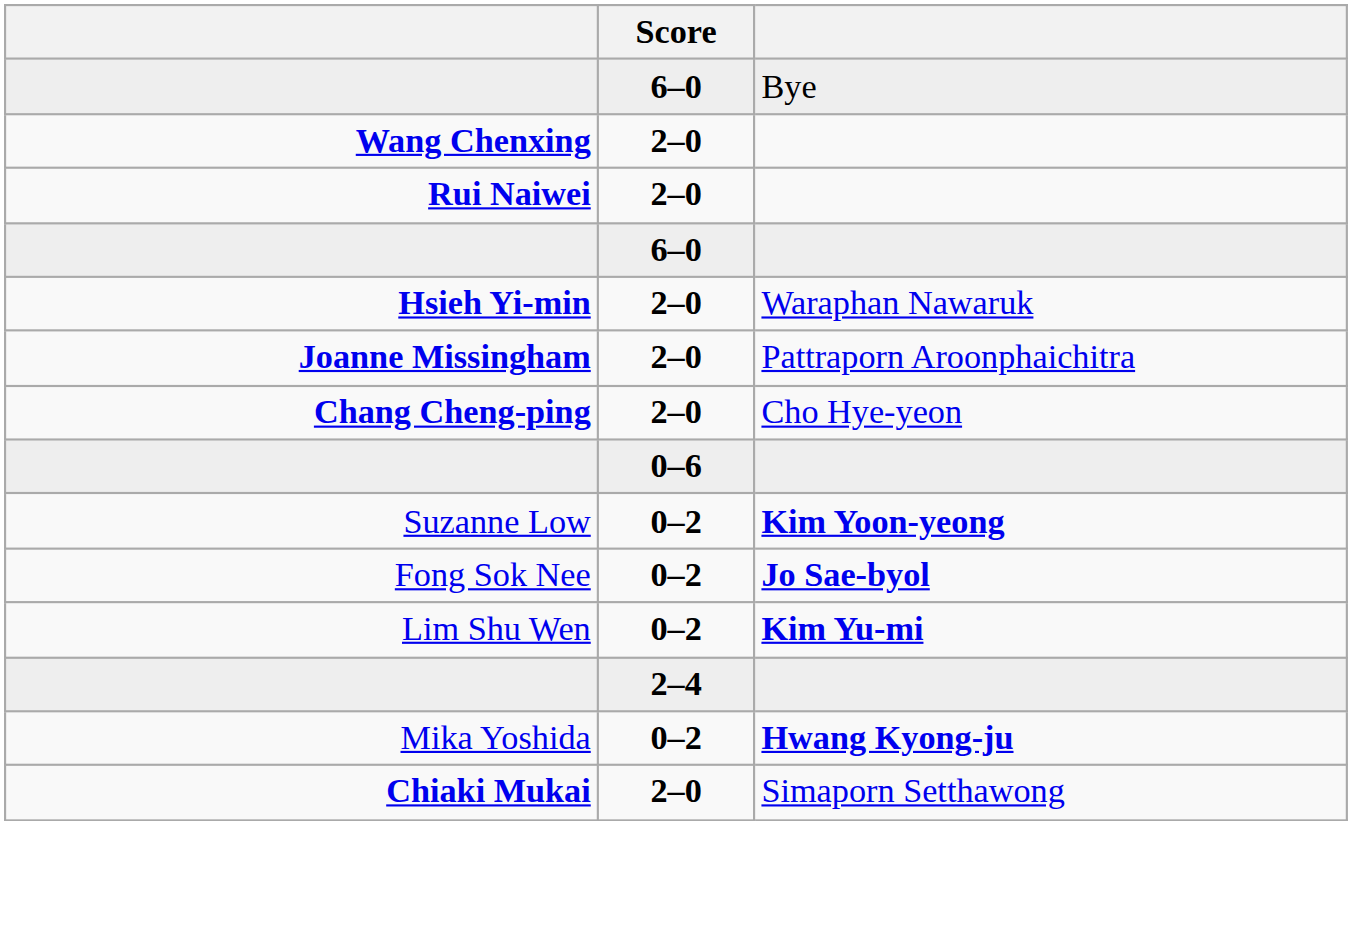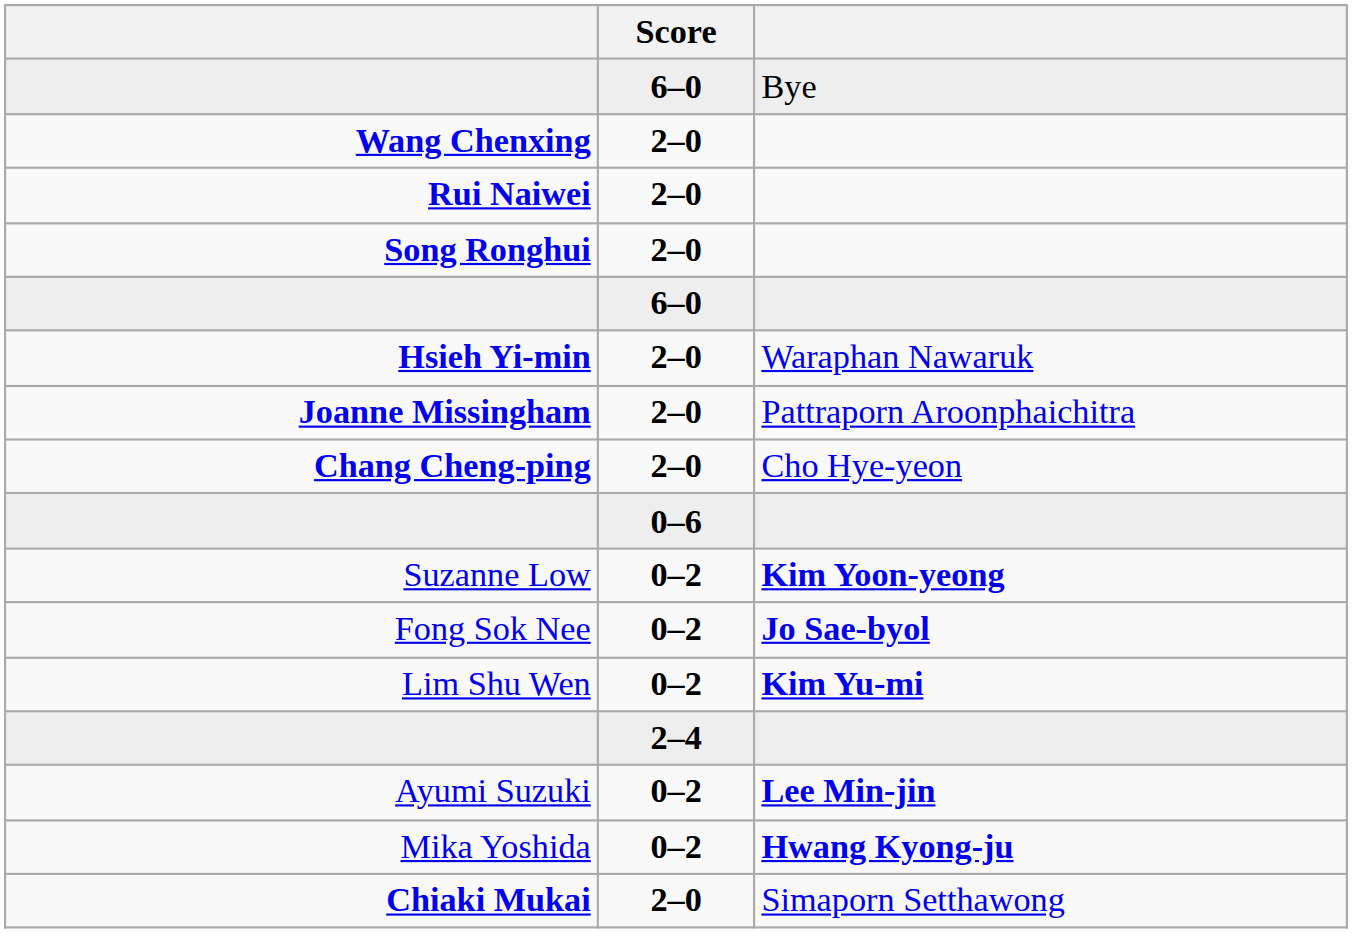+ row: (488, 248)
+ row: (493, 791)
